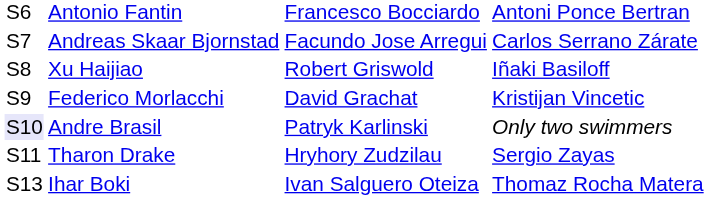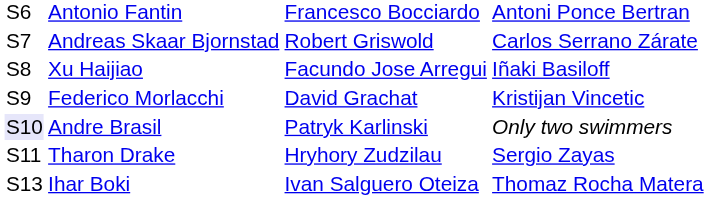(386, 41) Facundo Jose Arregui -> (359, 41) Robert Griswold
(359, 69) Robert Griswold -> (386, 69) Facundo Jose Arregui
